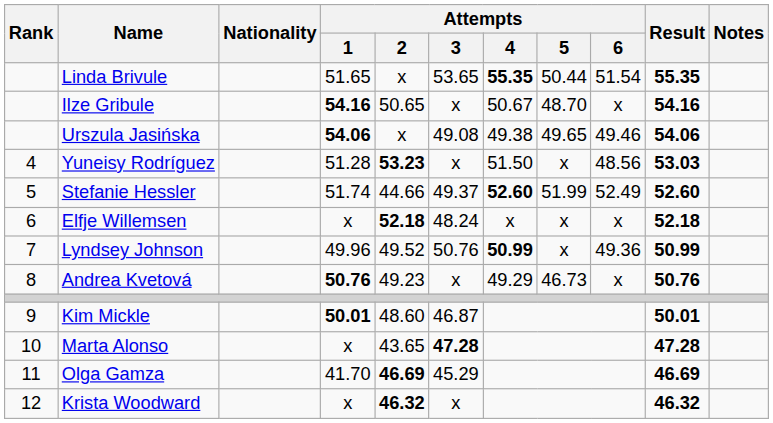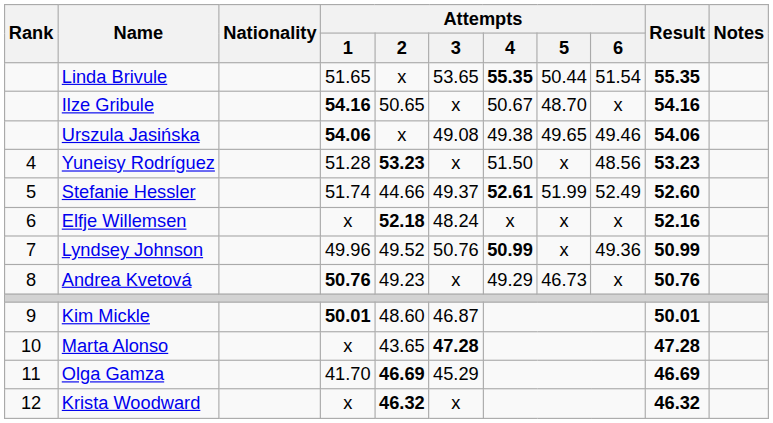(677, 163) 53.03 -> (677, 163) 53.23
(510, 192) 52.60 -> (510, 192) 52.61
(677, 221) 52.18 -> (677, 221) 52.16
